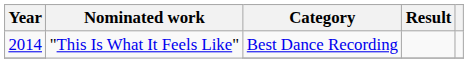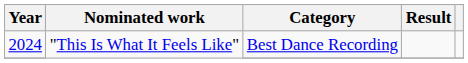(25, 44) 2014 -> (25, 44) 2024
